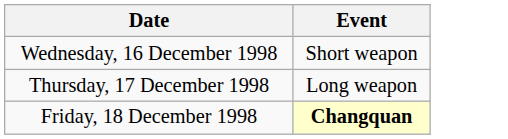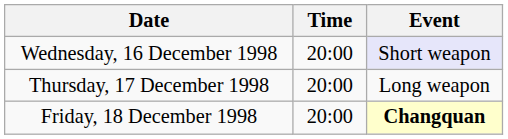+ column: (330, 20)
(362, 52) no background -> (434, 52) lavender background
